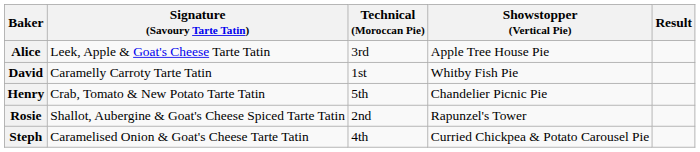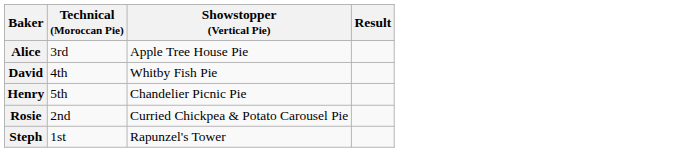- column: (198, 22)
(359, 72) 1st -> (59, 72) 4th
(479, 115) Rapunzel's Tower -> (239, 115) Curried Chickpea & Potato Carousel Pie
(360, 136) 4th -> (58, 136) 1st
(540, 136) Curried Chickpea & Potato Carousel Pie -> (178, 136) Rapunzel's Tower
